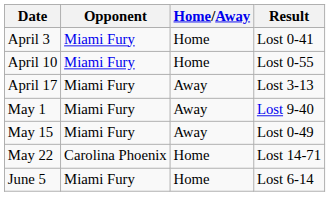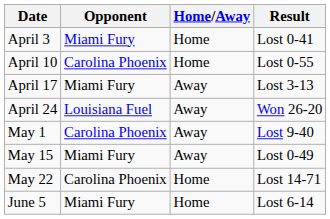(99, 62) Miami Fury -> (115, 62) Carolina Phoenix
+ row: (33, 109)
(99, 109) Miami Fury -> (115, 132) Carolina Phoenix
